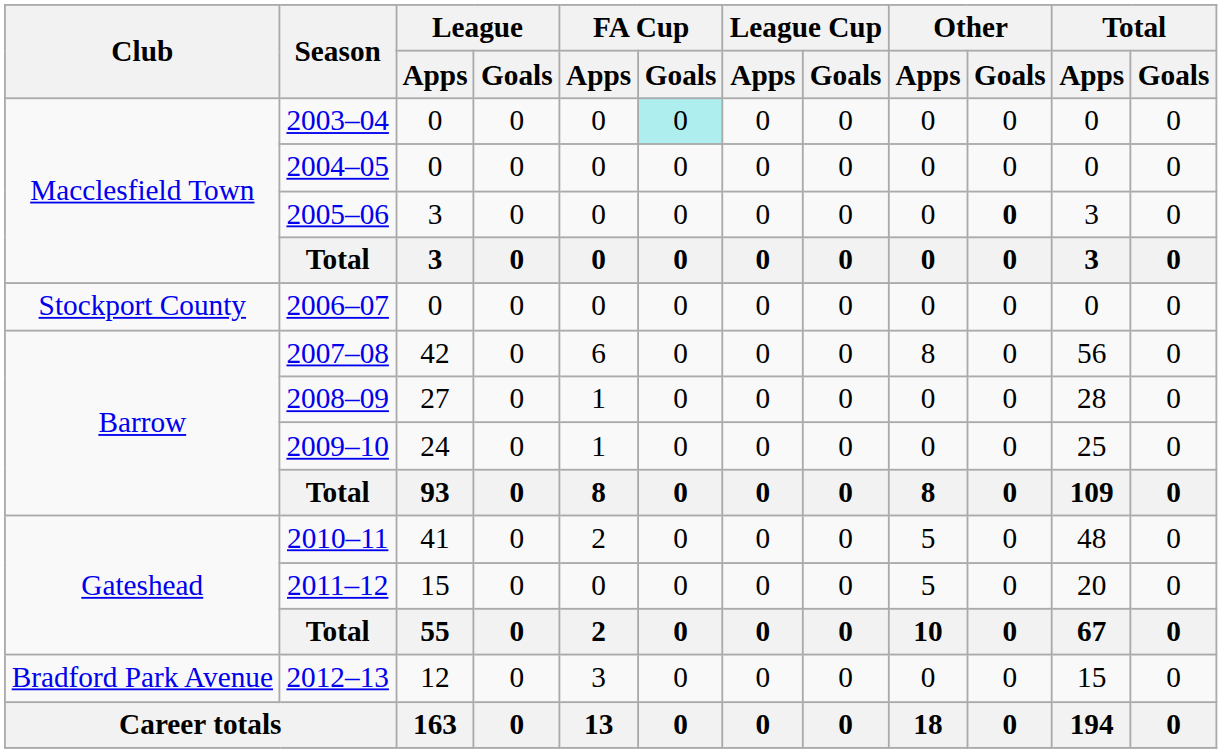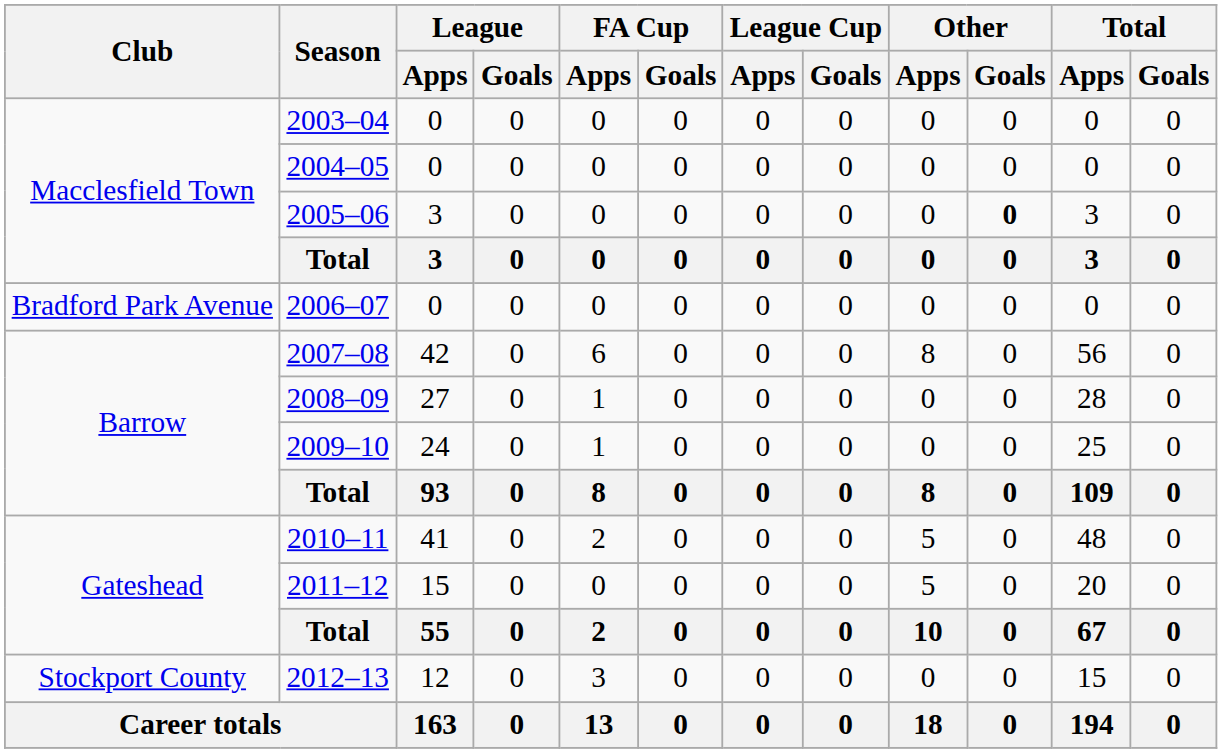(681, 120) paleturquoise background -> (681, 120) no background
(142, 306) Stockport County -> (142, 306) Bradford Park Avenue
(142, 677) Bradford Park Avenue -> (142, 677) Stockport County
